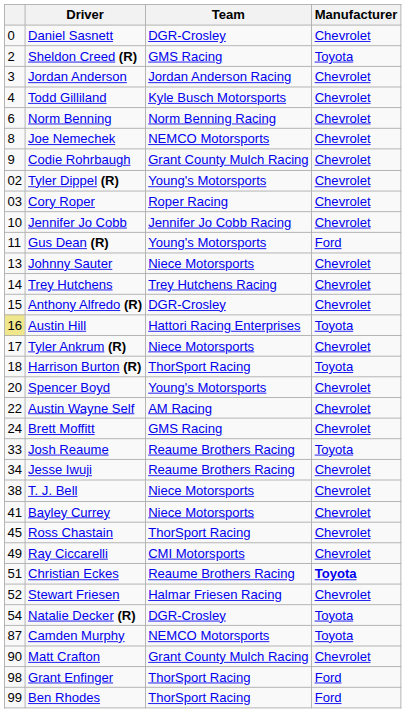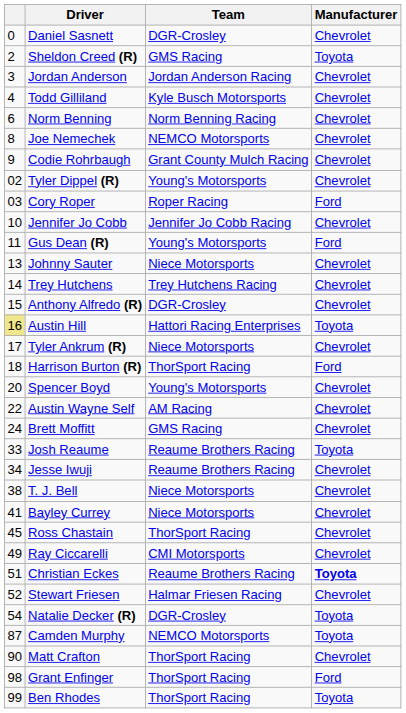(343, 201) Chevrolet -> (328, 201) Ford
(334, 367) Toyota -> (328, 367) Ford
(228, 656) Grant County Mulch Racing -> (199, 656) ThorSport Racing
(328, 698) Ford -> (334, 698) Toyota
